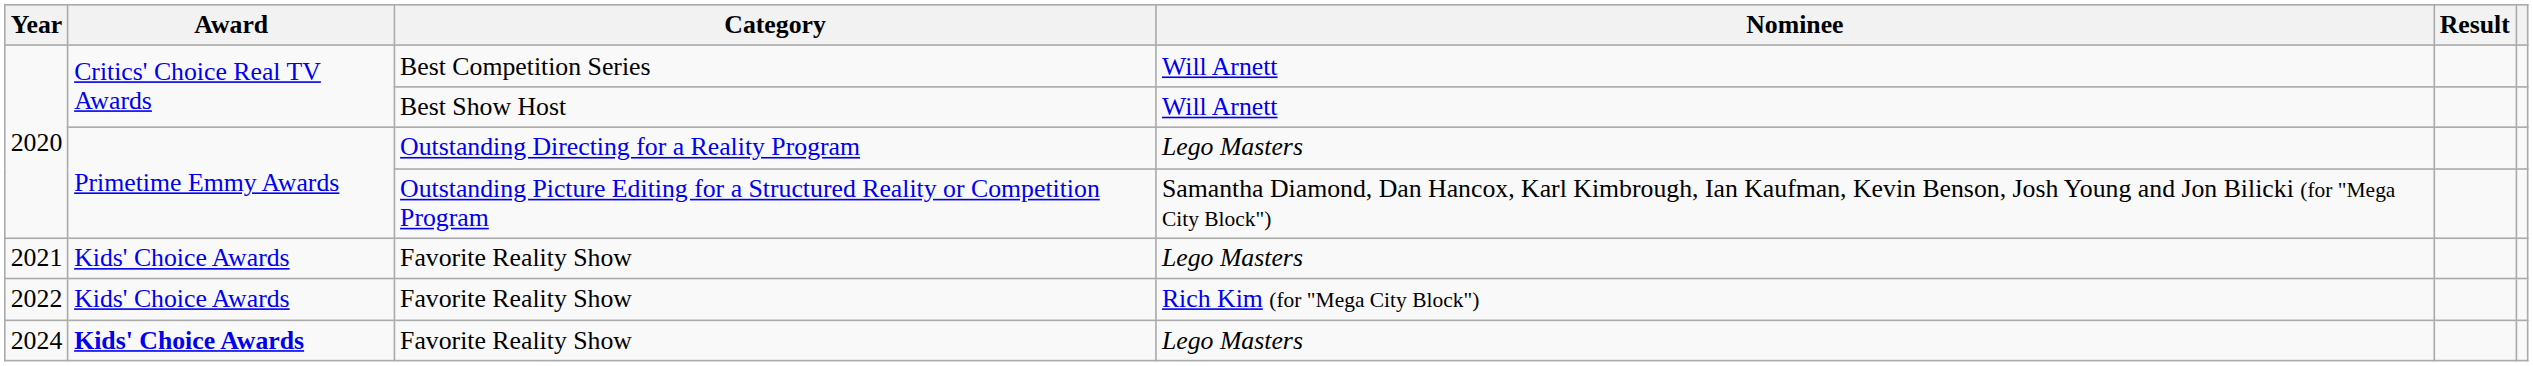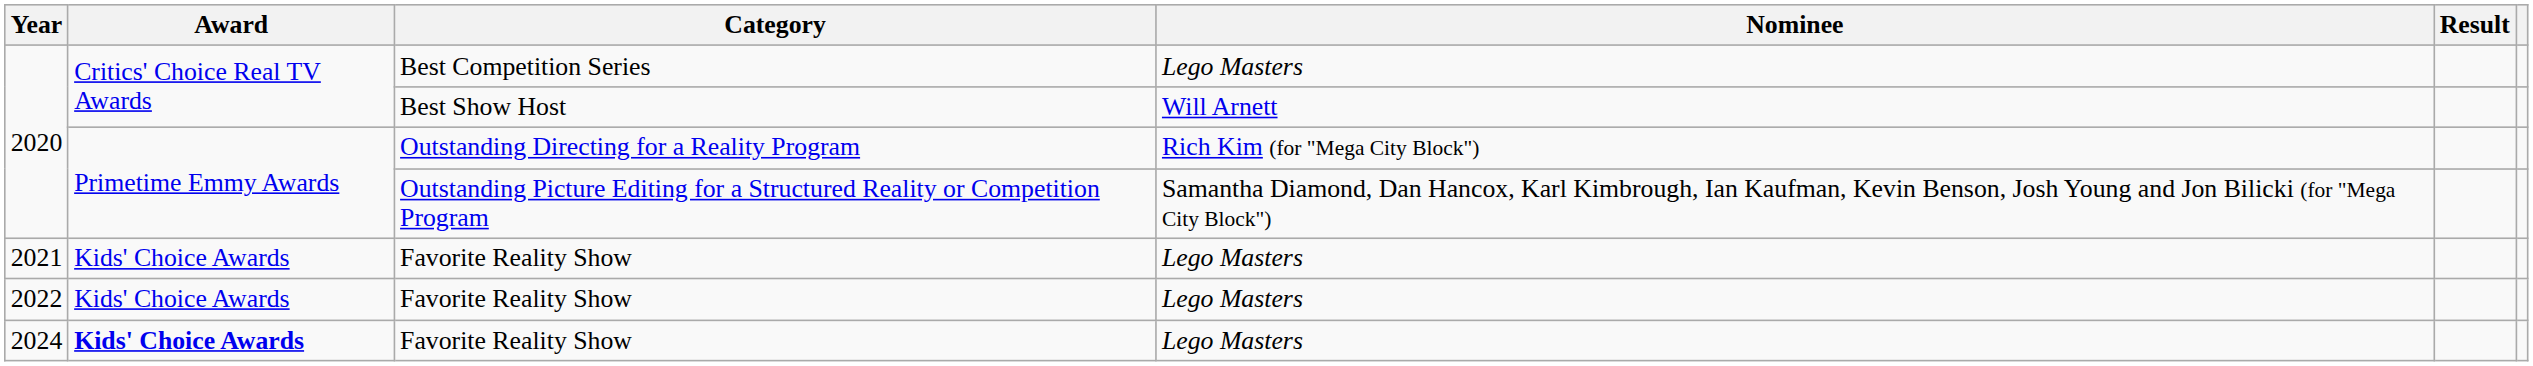(1220, 65) Will Arnett -> (1232, 65) Lego Masters
(1232, 147) Lego Masters -> (1321, 147) Rich Kim (for "Mega City Block")
(1321, 299) Rich Kim (for "Mega City Block") -> (1232, 299) Lego Masters
